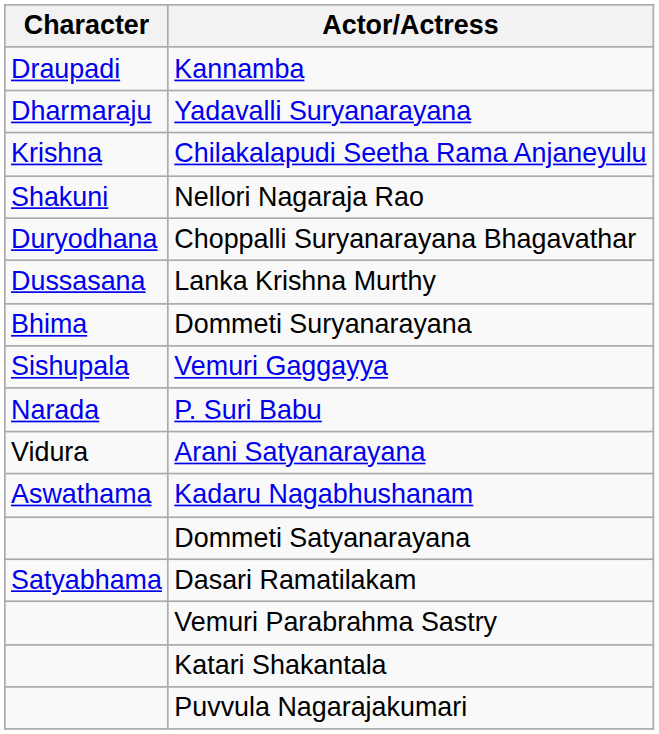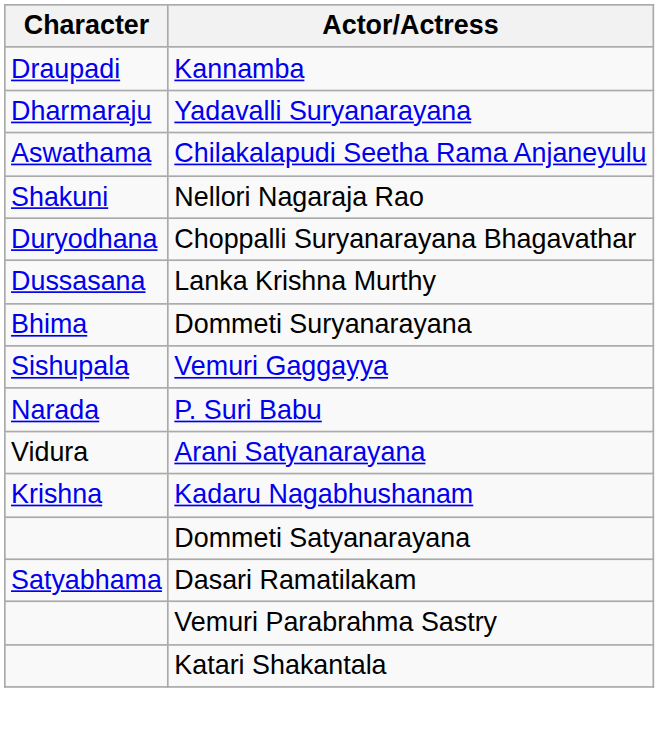(57, 153) Krishna -> (81, 153) Aswathama
(81, 494) Aswathama -> (57, 494) Krishna
- row: (321, 707)
